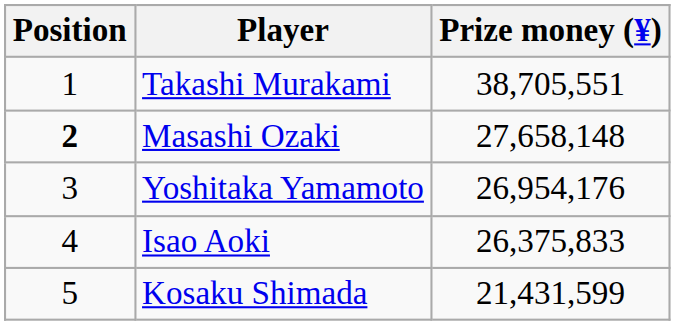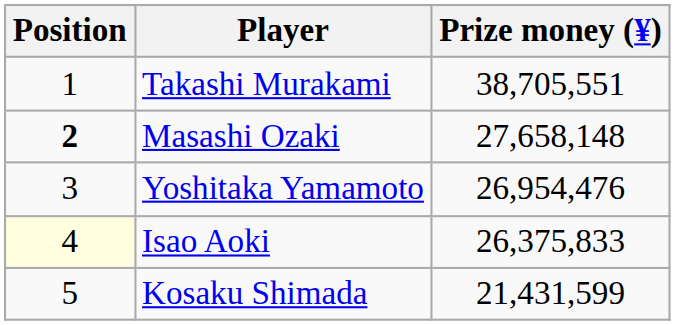(550, 188) 26,954,176 -> (550, 188) 26,954,476
(70, 240) no background -> (70, 240) lightyellow background
